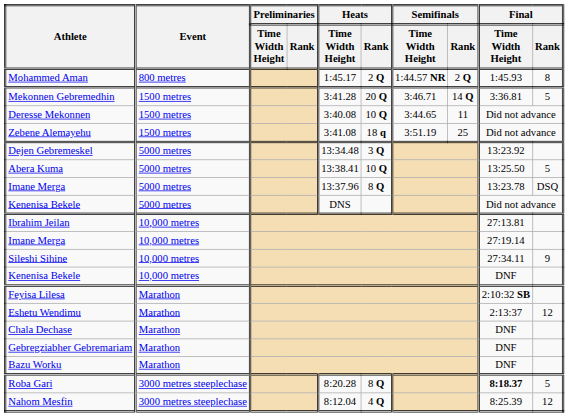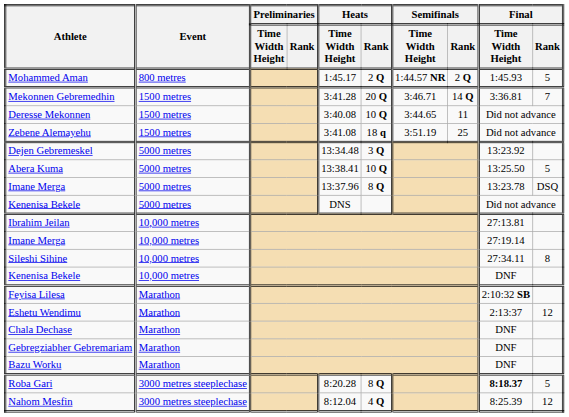(547, 78) 8 -> (547, 78) 5
(547, 97) 5 -> (547, 97) 7
(547, 258) 9 -> (547, 258) 8
